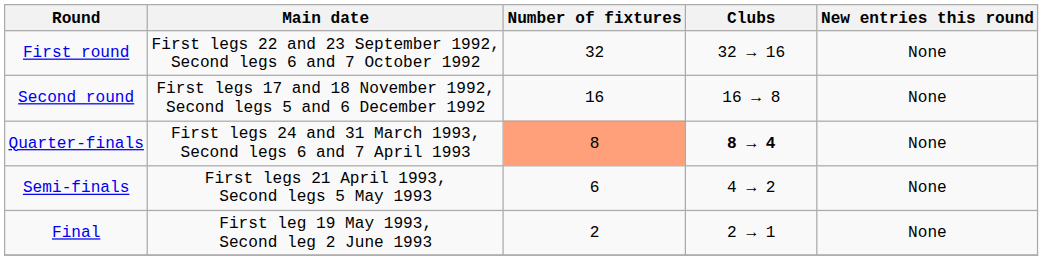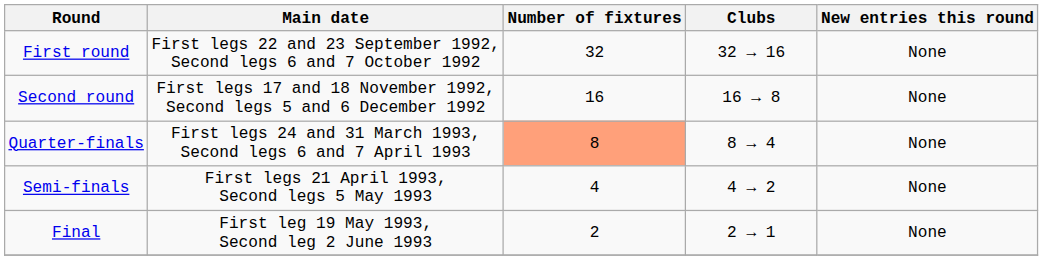(751, 143) bold -> (751, 143) normal
(595, 188) 6 -> (595, 188) 4
